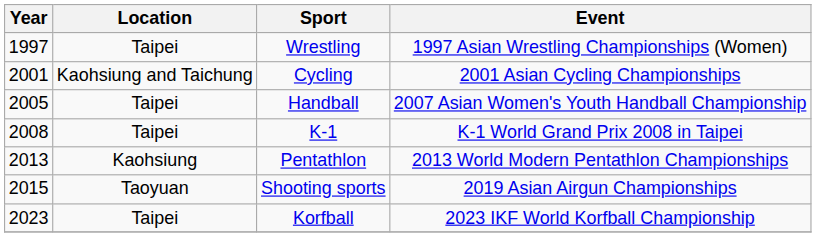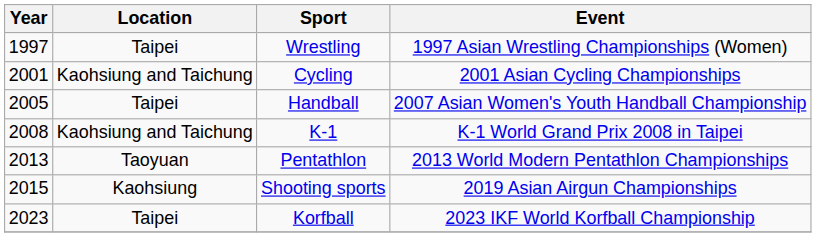(155, 132) Taipei -> (155, 132) Kaohsiung and Taichung
(155, 160) Kaohsiung -> (155, 160) Taoyuan
(155, 189) Taoyuan -> (155, 189) Kaohsiung
